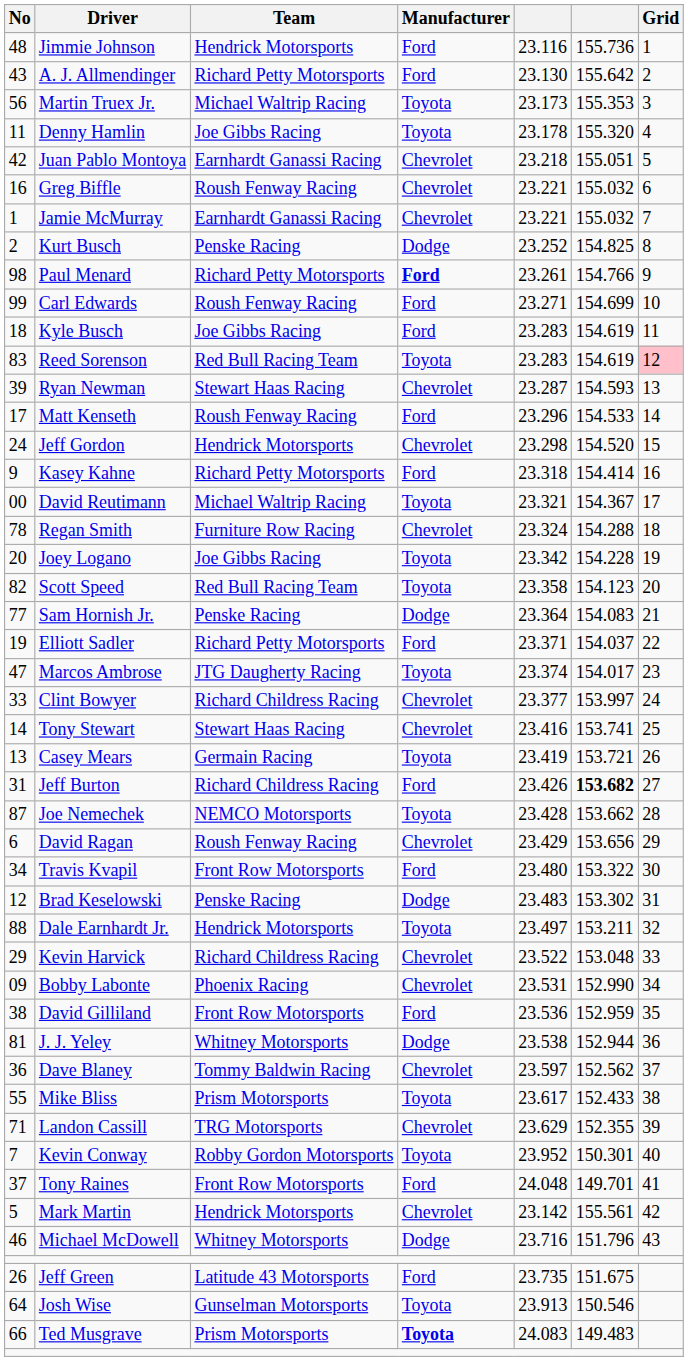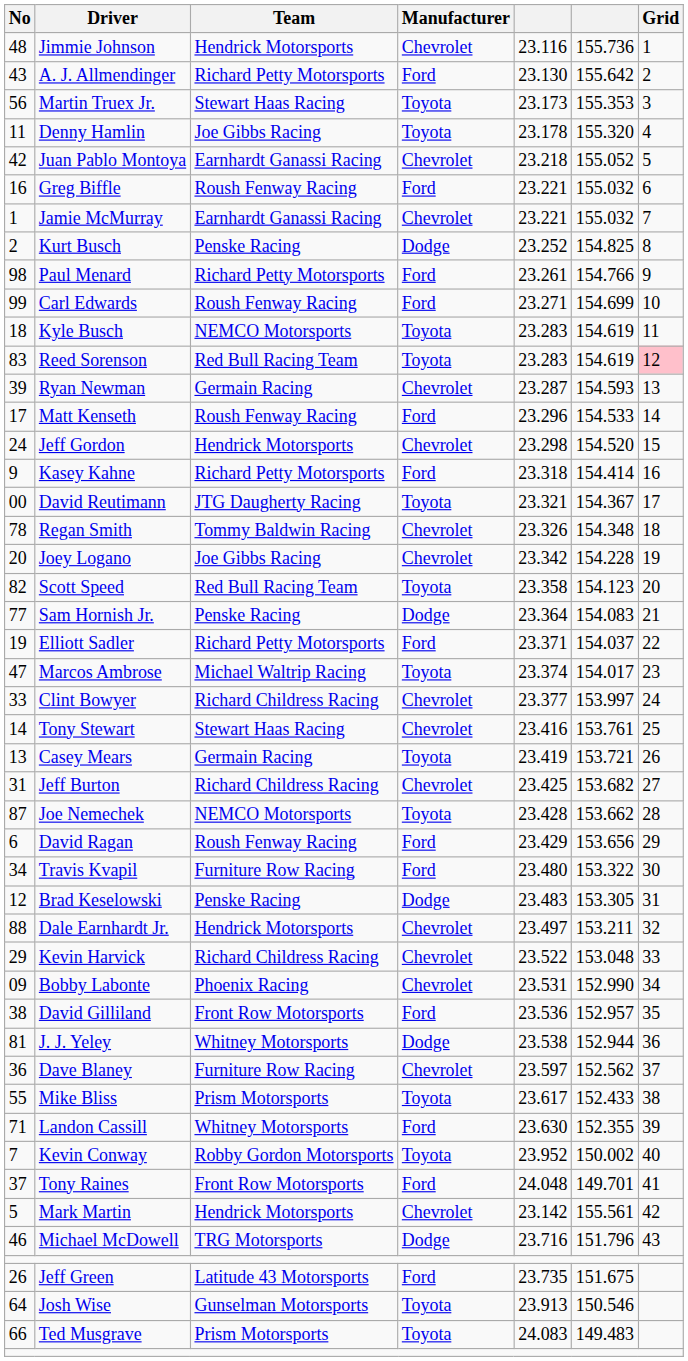(419, 47) Ford -> (437, 47) Chevrolet
(280, 103) Michael Waltrip Racing -> (270, 103) Stewart Haas Racing
(605, 160) 155.051 -> (605, 160) 155.052
(437, 189) Chevrolet -> (419, 189) Ford
(421, 274) bold -> (419, 274) normal
(258, 331) Joe Gibbs Racing -> (273, 331) NEMCO Motorsports
(419, 331) Ford -> (427, 331) Toyota
(270, 388) Stewart Haas Racing -> (253, 388) Germain Racing
(280, 501) Michael Waltrip Racing -> (278, 501) JTG Daugherty Racing
(275, 530) Furniture Row Racing -> (282, 530) Tommy Baldwin Racing
(543, 530) 23.324 -> (543, 530) 23.326
(605, 530) 154.288 -> (605, 530) 154.348
(427, 558) Toyota -> (437, 558) Chevrolet
(278, 672) JTG Daugherty Racing -> (280, 672) Michael Waltrip Racing
(605, 729) 153.741 -> (605, 729) 153.761
(419, 786) Ford -> (437, 786) Chevrolet
(543, 786) 23.426 -> (543, 786) 23.425
(605, 786) bold -> (605, 786) normal
(437, 842) Chevrolet -> (419, 842) Ford
(279, 871) Front Row Motorsports -> (275, 871) Furniture Row Racing
(605, 899) 153.302 -> (605, 899) 153.305
(427, 928) Toyota -> (437, 928) Chevrolet
(605, 1013) 152.959 -> (605, 1013) 152.957
(282, 1070) Tommy Baldwin Racing -> (275, 1070) Furniture Row Racing
(258, 1127) TRG Motorsports -> (271, 1127) Whitney Motorsports
(437, 1127) Chevrolet -> (419, 1127) Ford
(543, 1127) 23.629 -> (543, 1127) 23.630
(605, 1155) 150.301 -> (605, 1155) 150.002
(271, 1240) Whitney Motorsports -> (258, 1240) TRG Motorsports
(428, 1334) bold -> (427, 1334) normal
